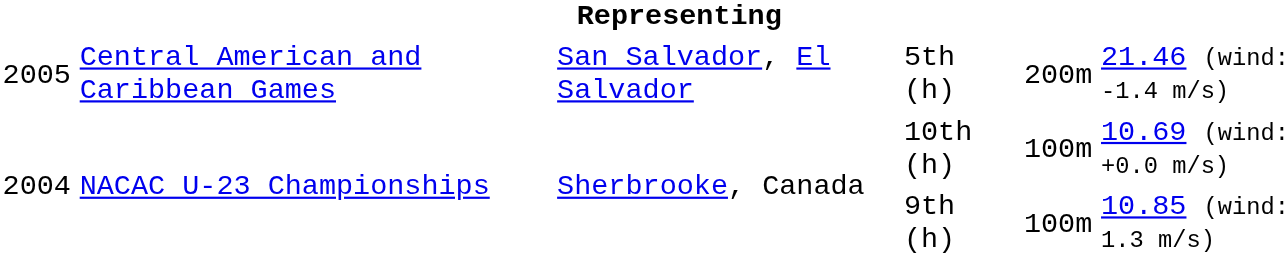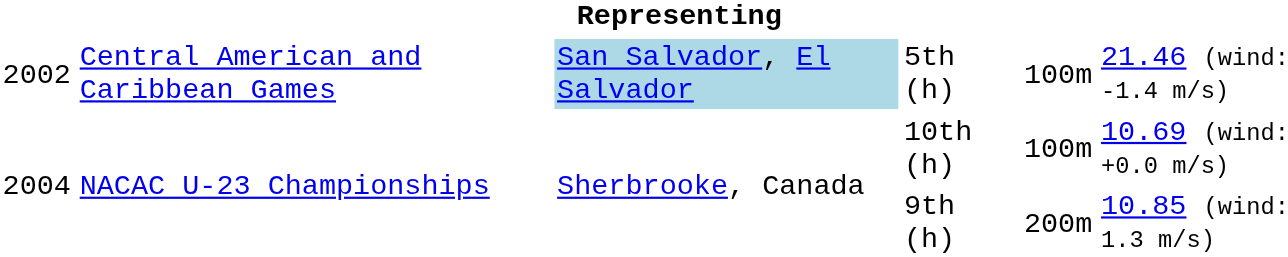(37, 74) 2005 -> (37, 74) 2002
(694, 74) no background -> (694, 74) lightblue background
(1058, 74) 200m -> (1058, 74) 100m
(1058, 223) 100m -> (1058, 223) 200m
